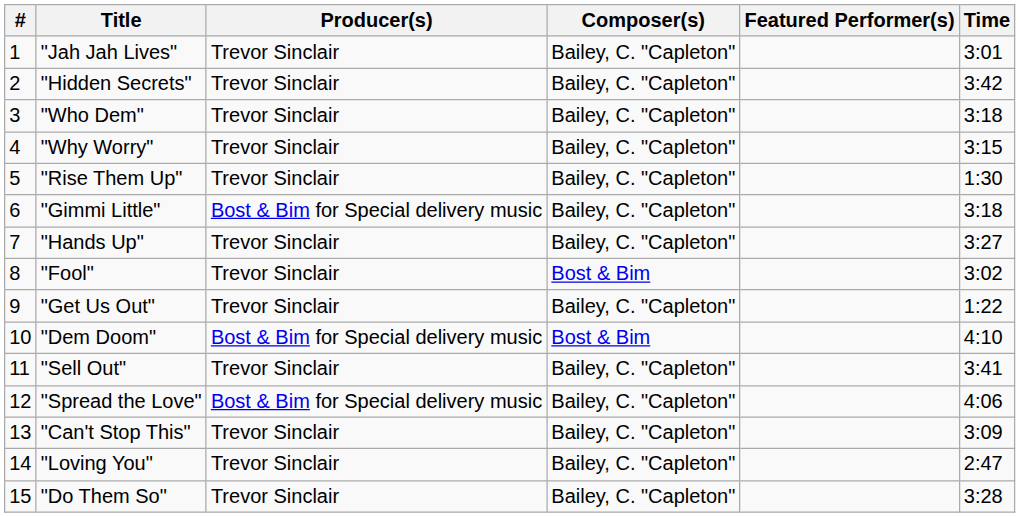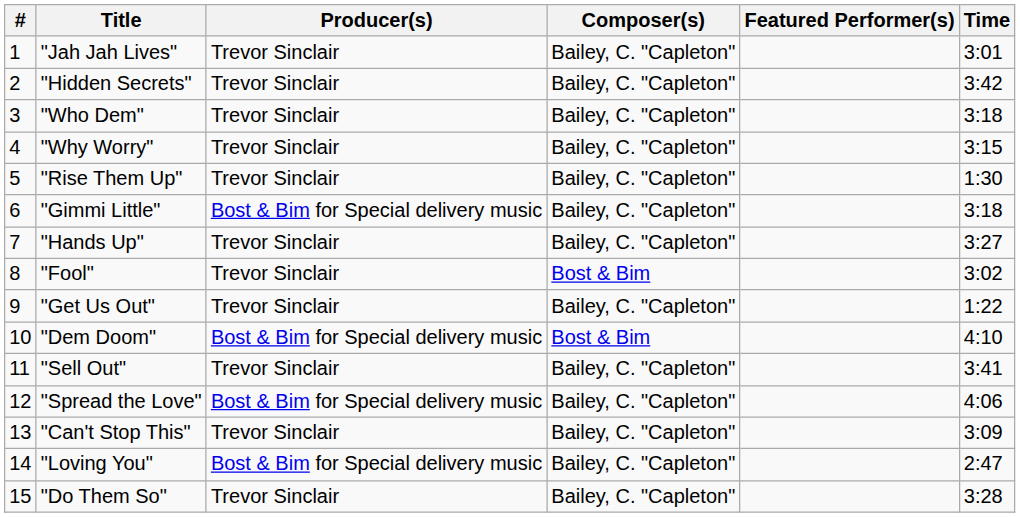(275, 464) Trevor Sinclair -> (377, 464) Bost & Bim for Special delivery music
